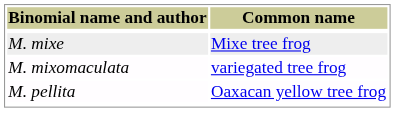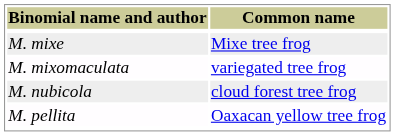+ row: (50, 91)
